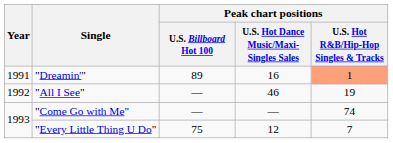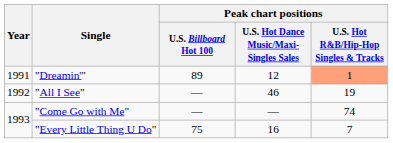(273, 75) 16 -> (273, 75) 12
(273, 129) 12 -> (273, 129) 16
